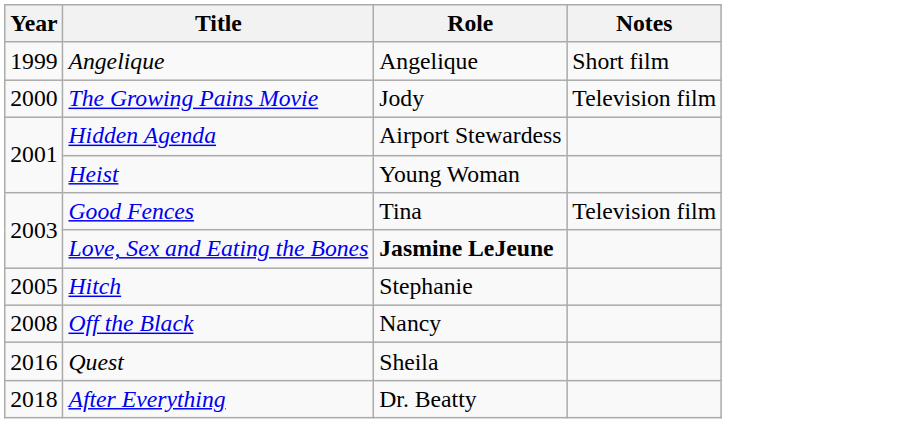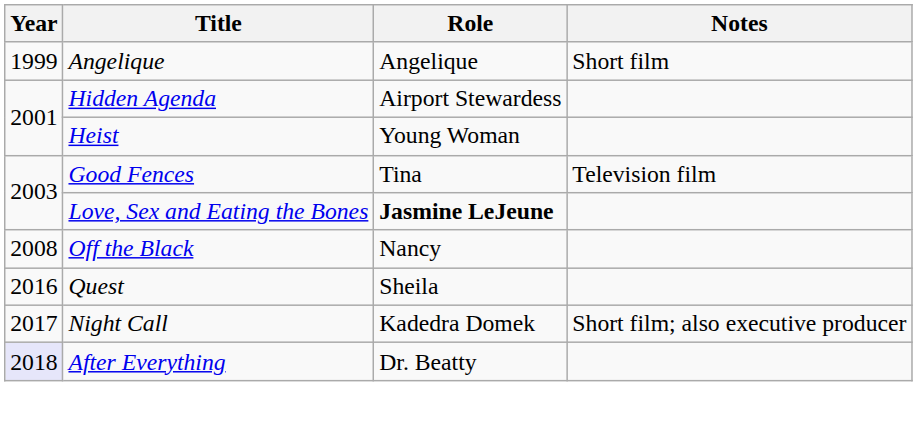- row: (193, 98)
- row: (95, 286)
+ row: (118, 323)
(34, 398) no background -> (34, 361) lavender background
